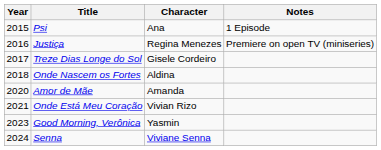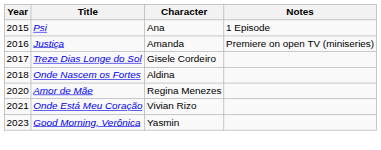(184, 43) Regina Menezes -> (165, 43) Amanda
(165, 91) Amanda -> (184, 91) Regina Menezes
- row: (48, 138)
